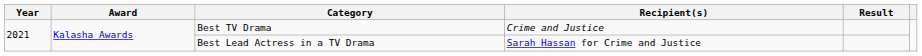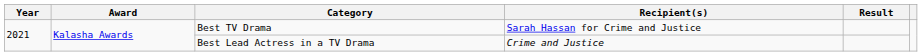(555, 28) Crime and Justice -> (604, 28) Sarah Hassan for Crime and Justice
(604, 43) Sarah Hassan for Crime and Justice -> (555, 43) Crime and Justice
